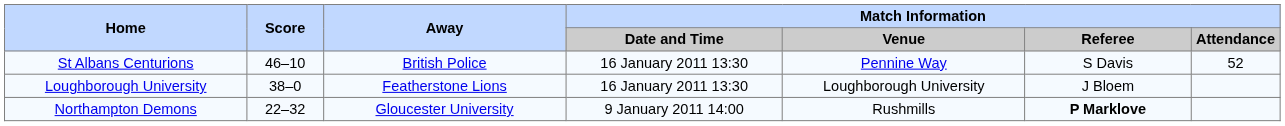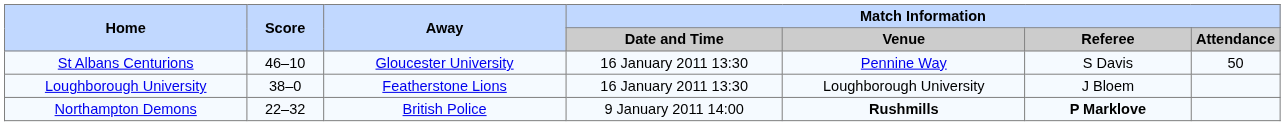(445, 63) British Police -> (445, 63) Gloucester University
(1235, 63) 52 -> (1235, 63) 50
(445, 109) Gloucester University -> (445, 109) British Police
(904, 109) normal -> (904, 109) bold
